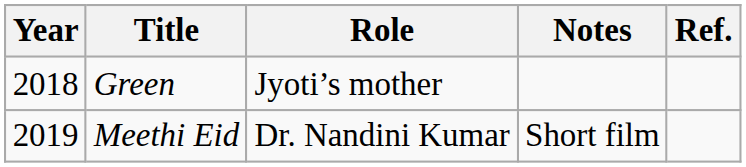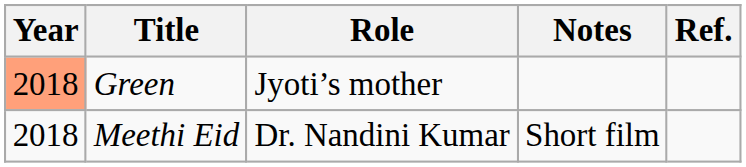(46, 82) no background -> (46, 82) lightsalmon background
(46, 135) 2019 -> (46, 135) 2018
